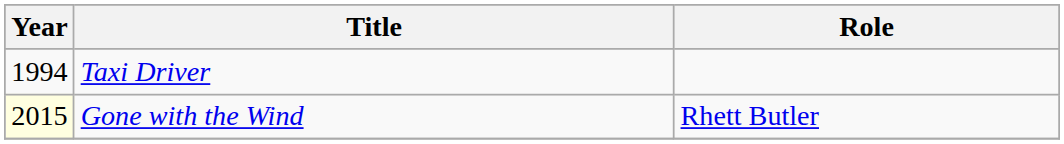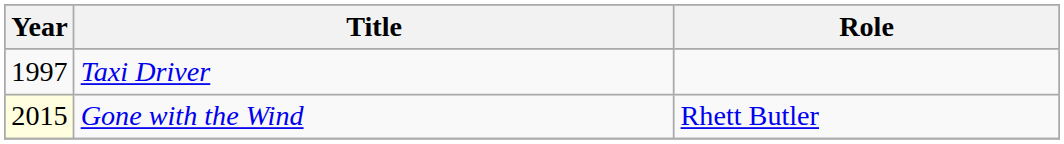(40, 71) 1994 -> (40, 71) 1997
